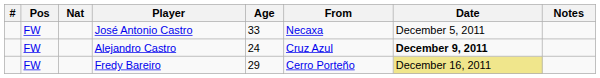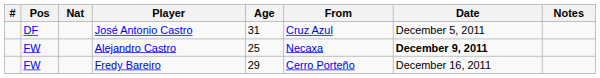(32, 31) FW -> (31, 31) DF
(254, 31) 33 -> (254, 31) 31
(305, 31) Necaxa -> (309, 31) Cruz Azul
(254, 48) 24 -> (254, 48) 25
(309, 48) Cruz Azul -> (305, 48) Necaxa
(443, 65) khaki background -> (443, 65) no background
